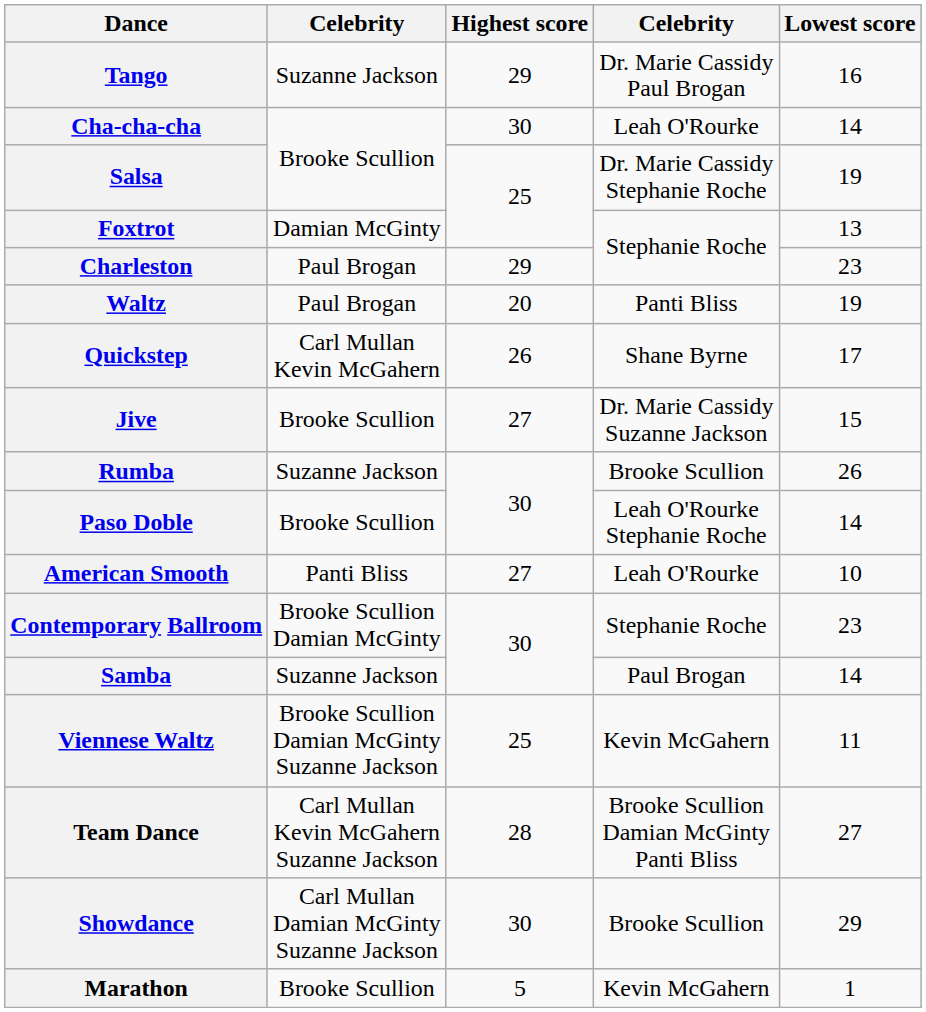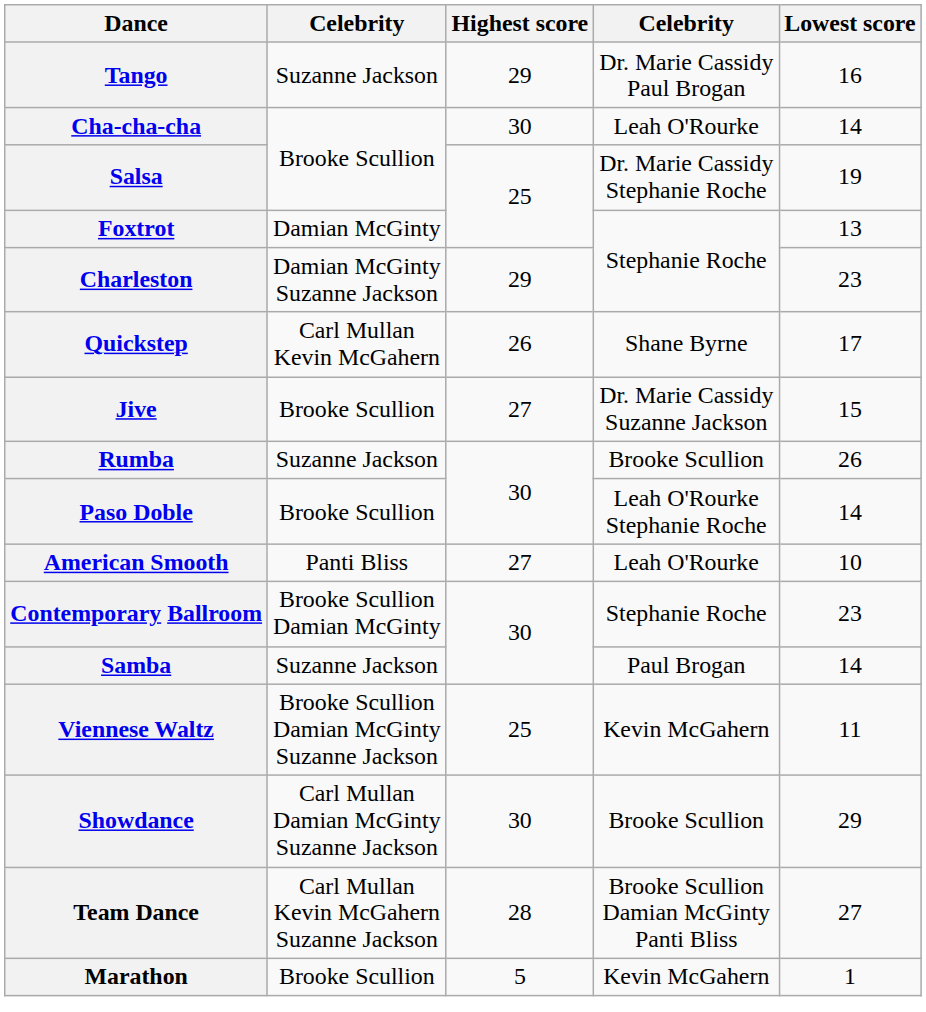(357, 266) Paul Brogan -> (357, 279) Damian McGinty Suzanne Jackson
- row: (136, 303)
rows swapped: (136, 923) <-> (136, 831)
